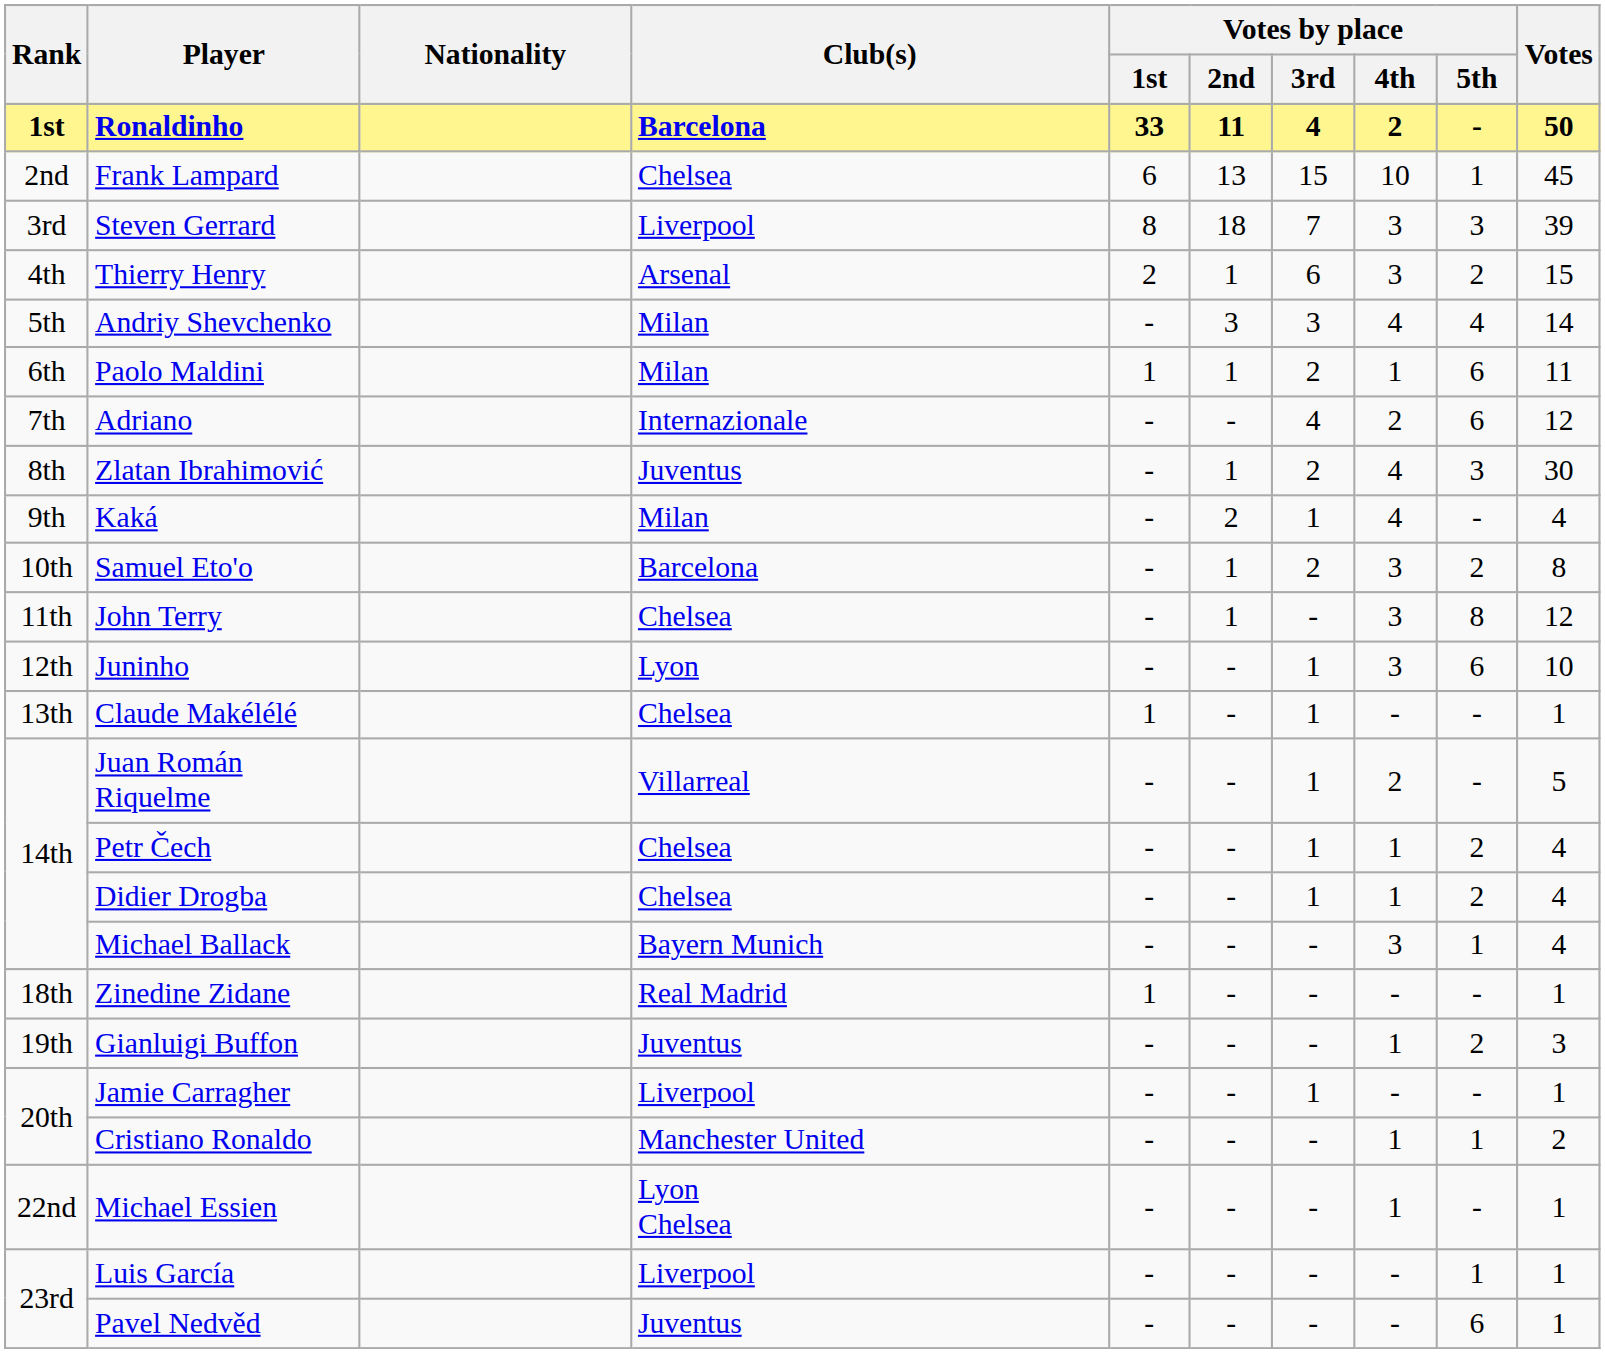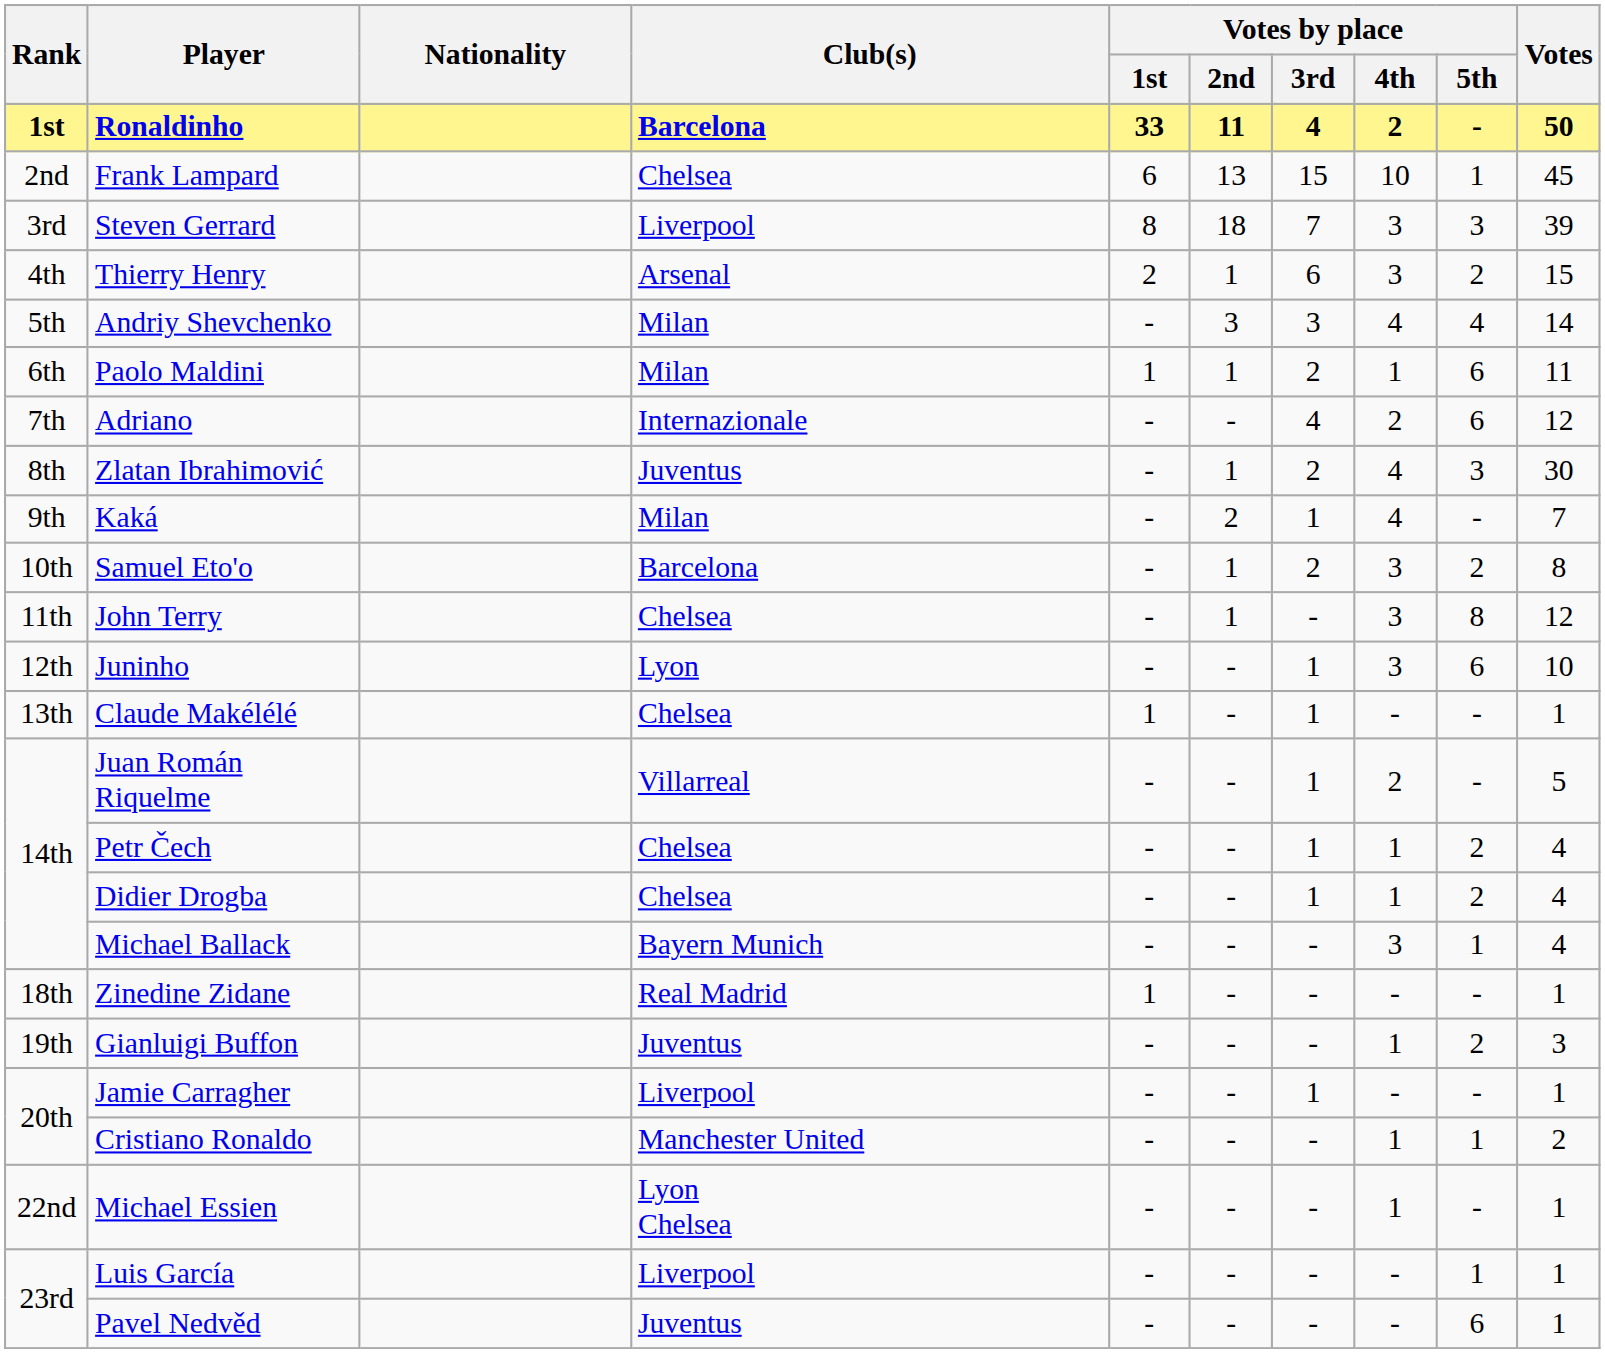(1559, 518) 4 -> (1559, 518) 7
